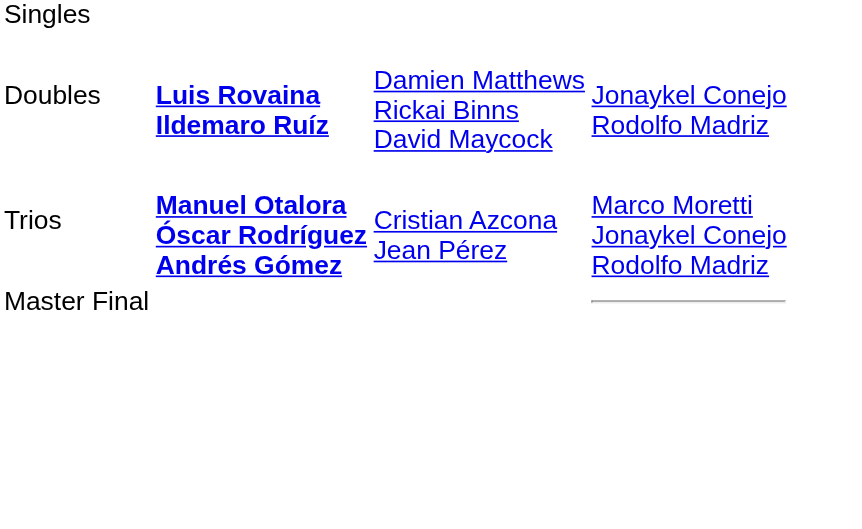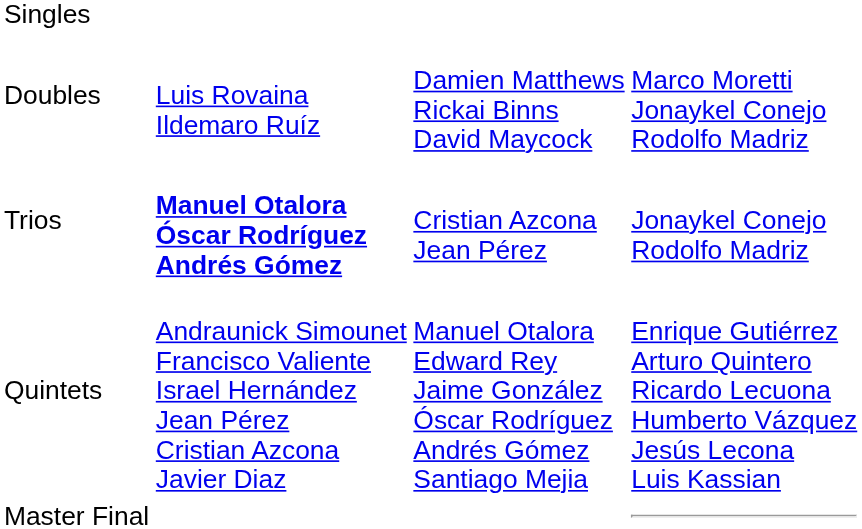(242, 110) bold -> (238, 110) normal
(689, 110) Jonaykel Conejo Rodolfo Madriz -> (729, 110) Marco Moretti Jonaykel Conejo Rodolfo Madriz
(689, 235) Marco Moretti Jonaykel Conejo Rodolfo Madriz -> (729, 235) Jonaykel Conejo Rodolfo Madriz
+ row: (53, 390)
